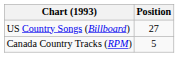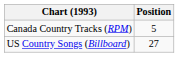rows swapped: (69, 44) <-> (68, 28)
